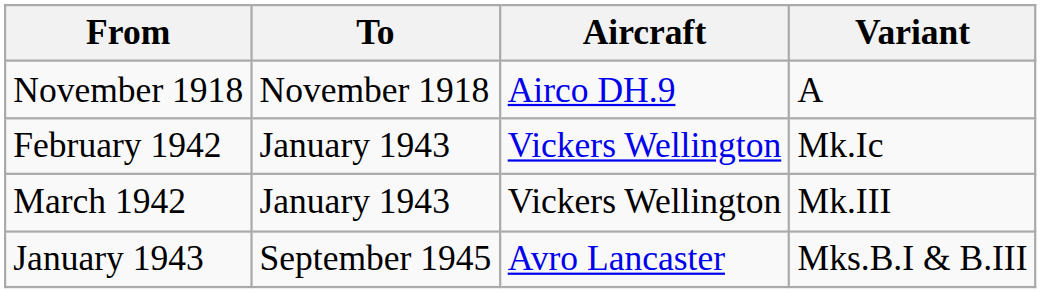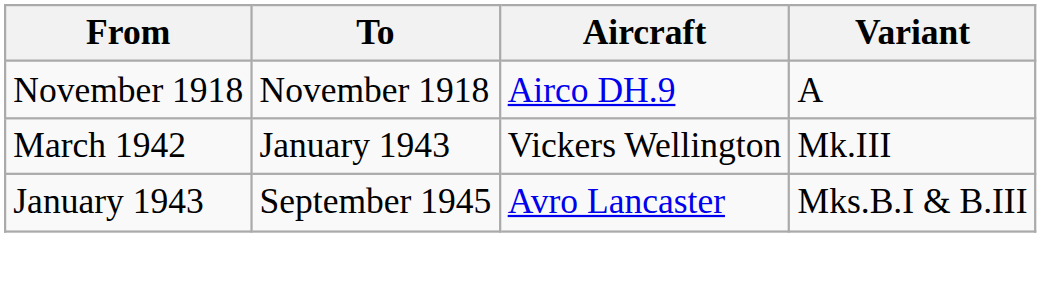- row: (117, 145)
